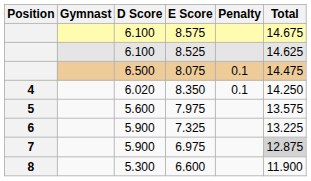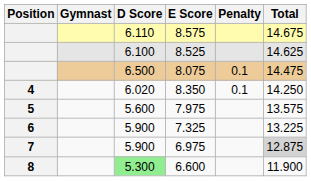(140, 33) 6.100 -> (140, 33) 6.110
(140, 166) no background -> (140, 166) lightgreen background
